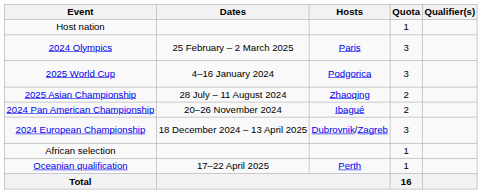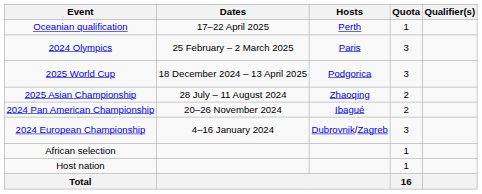rows swapped: (80, 27) <-> (80, 166)
(233, 73) 4–16 January 2024 -> (233, 73) 18 December 2024 – 13 April 2025
(233, 130) 18 December 2024 – 13 April 2025 -> (233, 130) 4–16 January 2024
